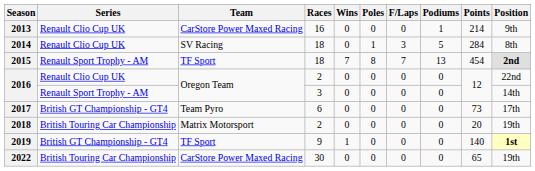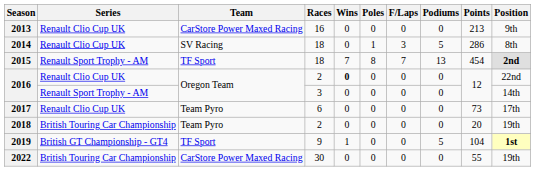(441, 29) 1 -> (441, 29) 0
(477, 29) 214 -> (477, 29) 213
(477, 45) 284 -> (477, 45) 286
(347, 77) normal -> (347, 77) bold
(104, 109) British GT Championship - GT4 -> (83, 109) Renault Clio Cup UK
(217, 126) Matrix Motorsport -> (202, 126) Team Pyro
(441, 142) 0 -> (441, 142) 5
(477, 142) 140 -> (477, 142) 104
(477, 158) 65 -> (477, 158) 55
